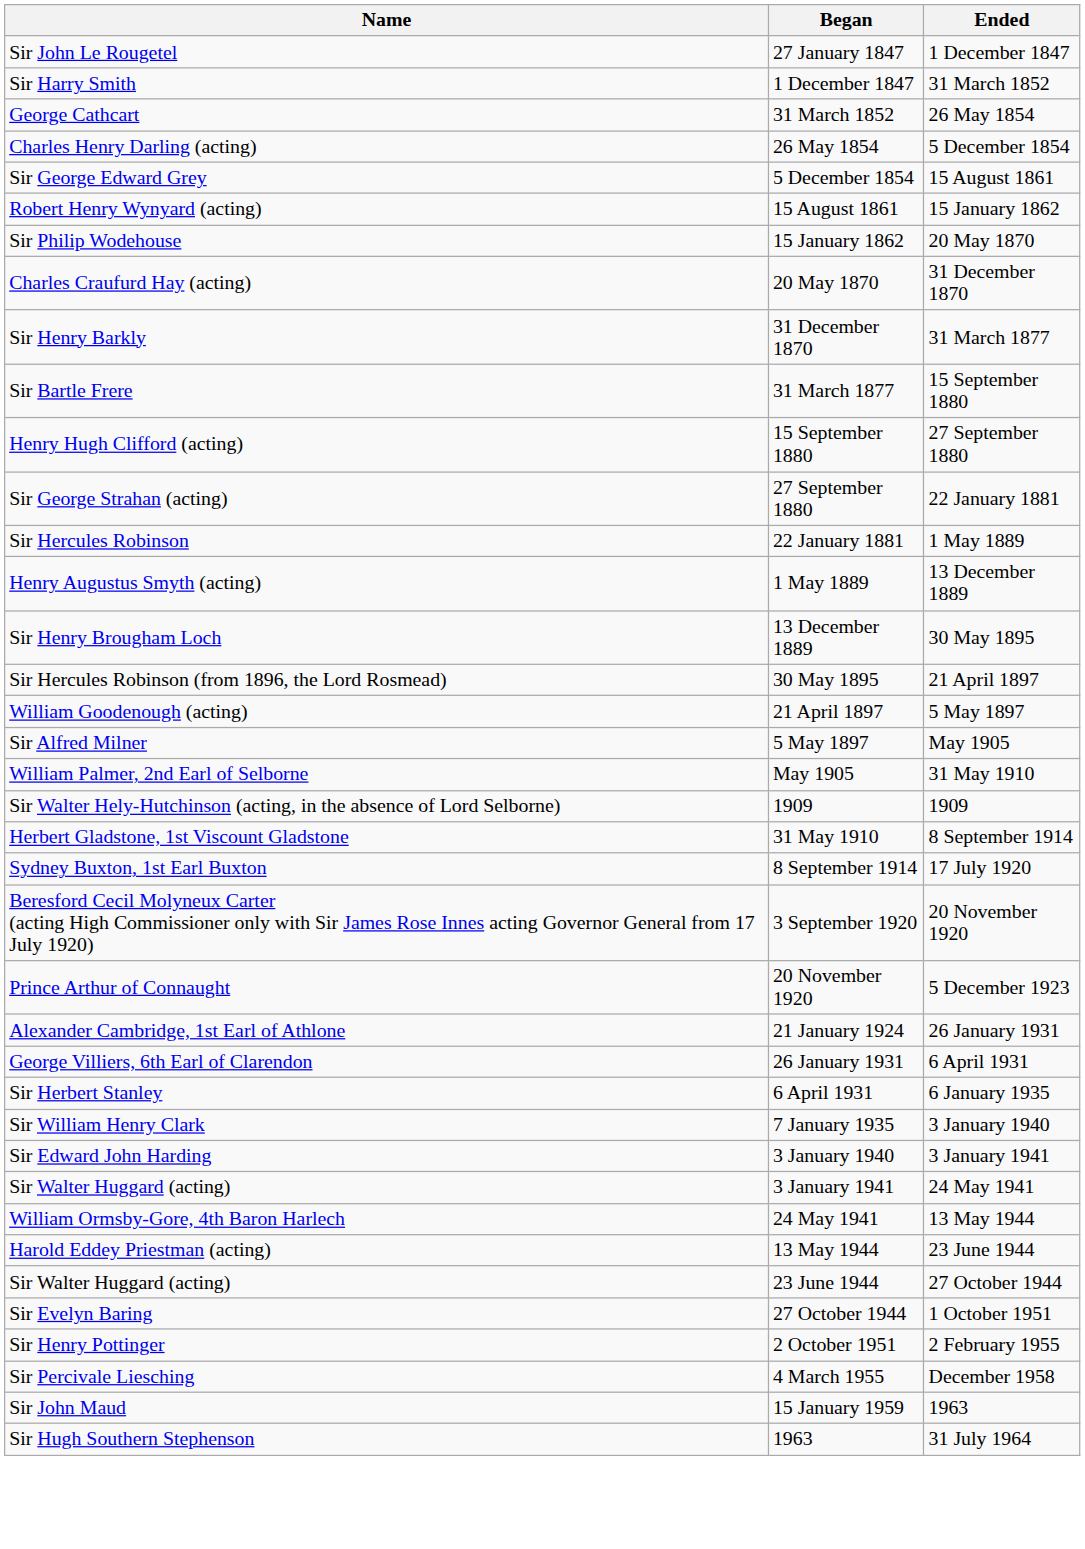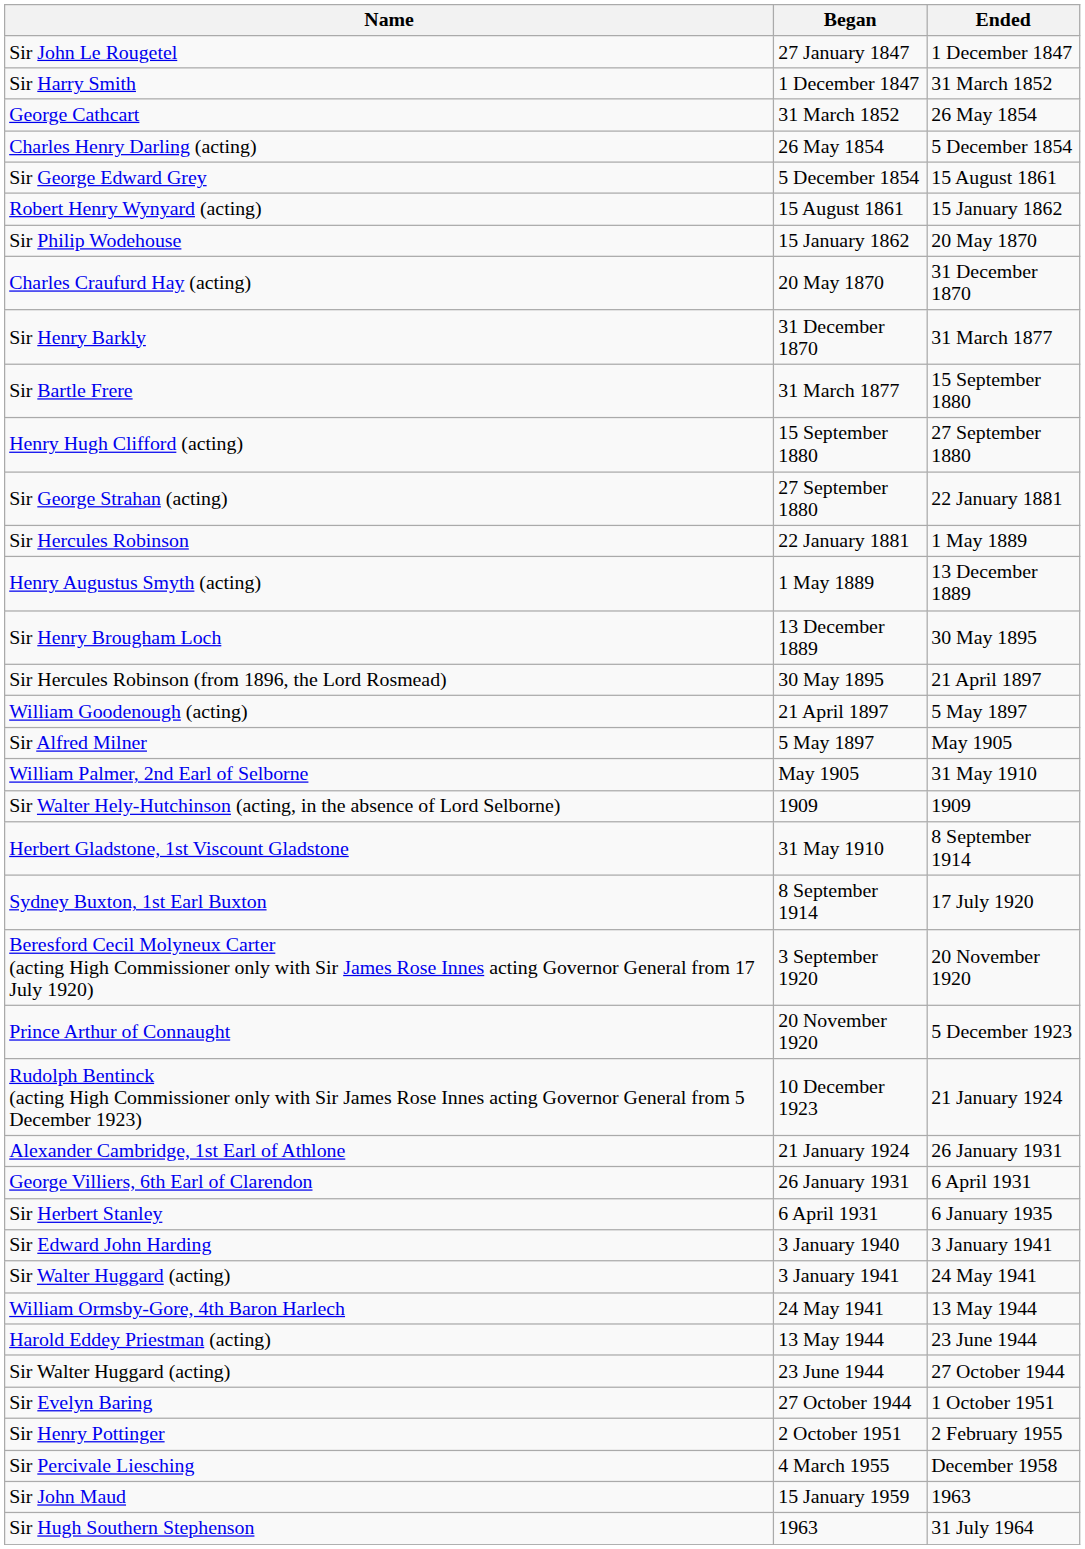+ row: (831, 1097)
- row: (834, 1124)
